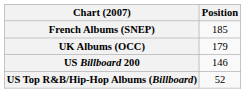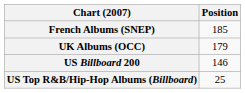(220, 79) 52 -> (220, 79) 25
